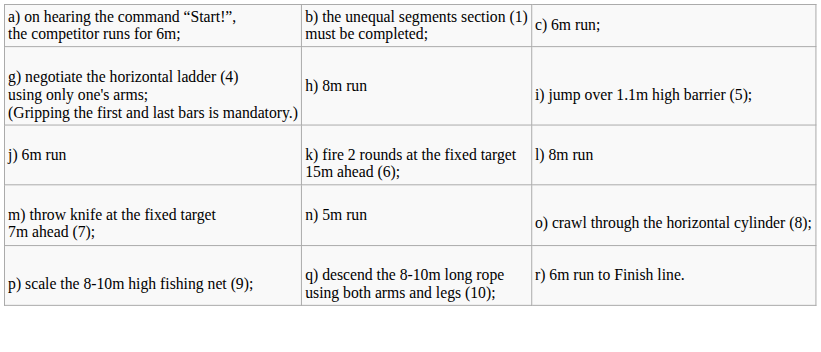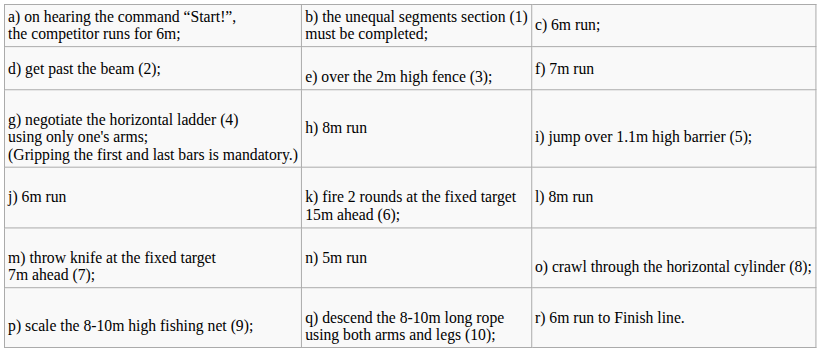+ row: (85, 68)
